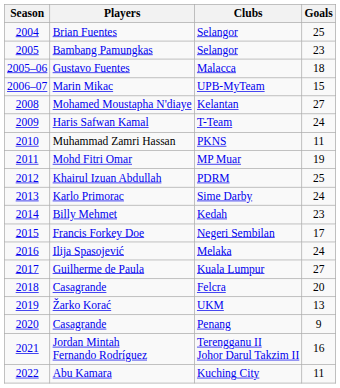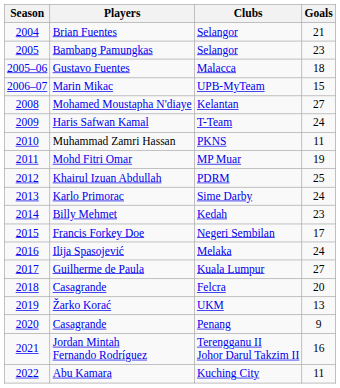(319, 31) 25 -> (319, 31) 21
